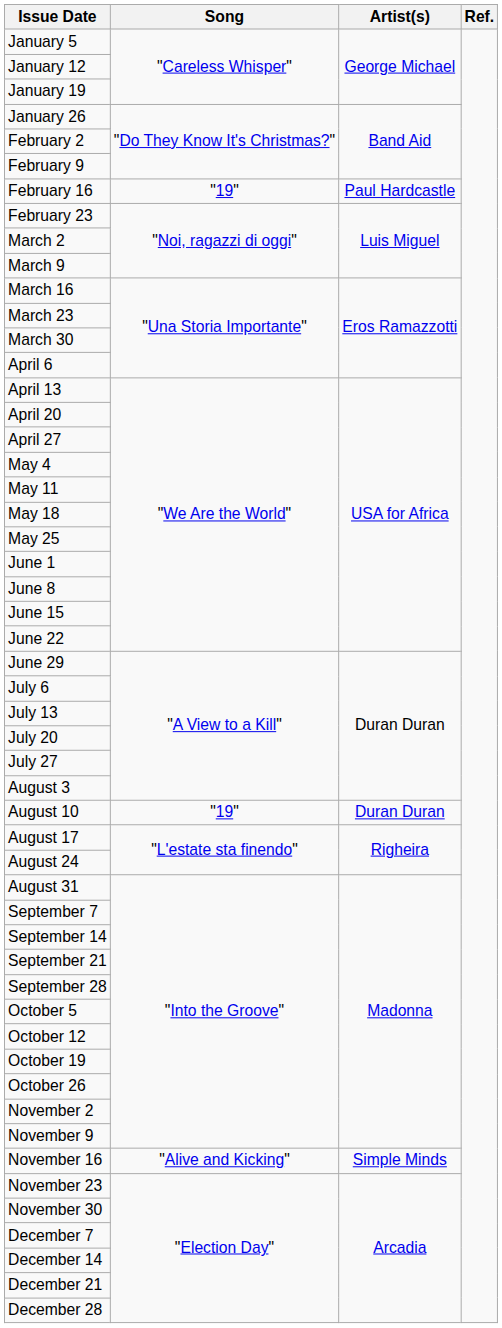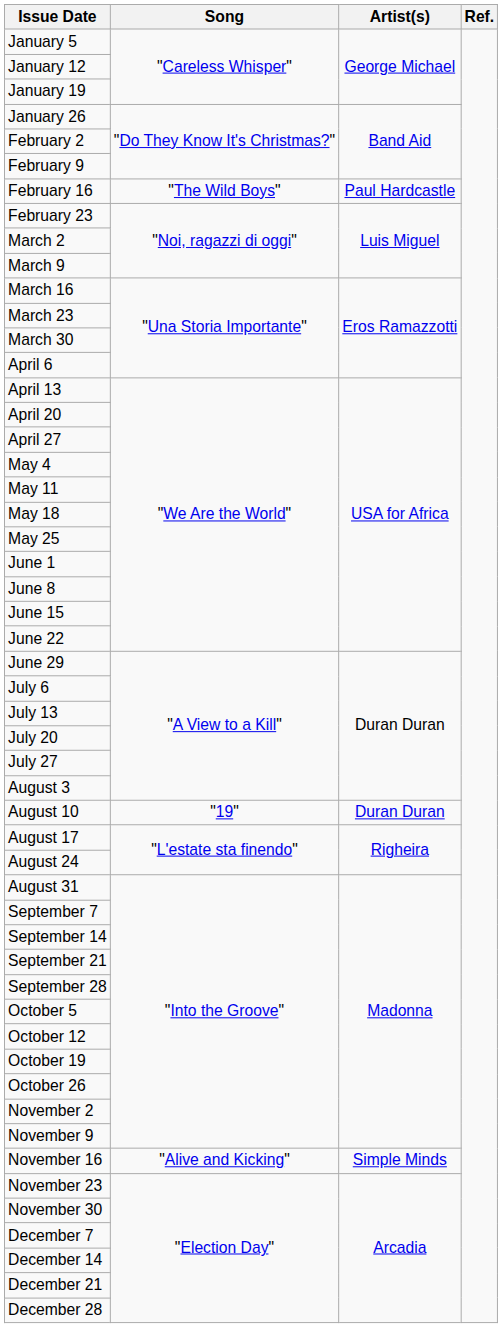(224, 191) "19" -> (224, 191) "The Wild Boys"
